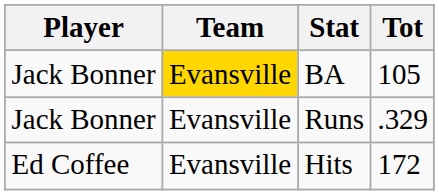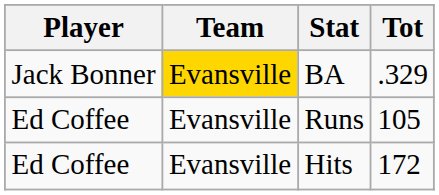(399, 73) 105 -> (403, 73) .329
(84, 119) Jack Bonner -> (70, 119) Ed Coffee
(403, 119) .329 -> (399, 119) 105
